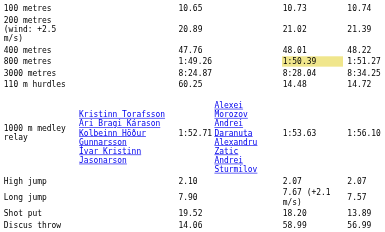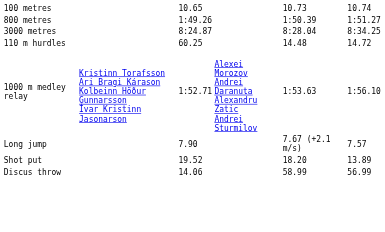- row: (30, 29)
- row: (28, 50)
(300, 61) khaki background -> (300, 20) no background
- row: (25, 181)
